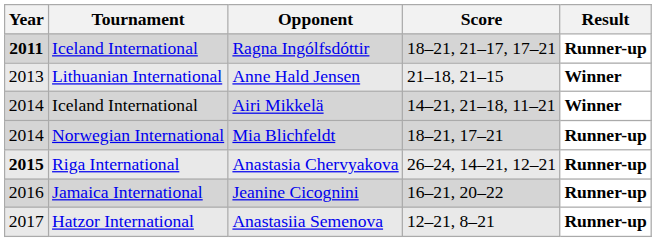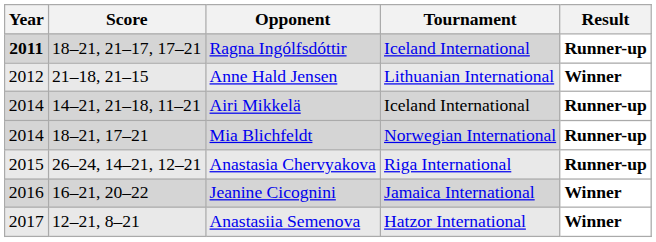columns swapped: (138, 19) <-> (482, 19)
(26, 77) 2013 -> (26, 77) 2012
(593, 106) Winner -> (606, 106) Runner-up
(26, 164) bold -> (26, 164) normal
(606, 193) Runner-up -> (593, 193) Winner
(606, 222) Runner-up -> (593, 222) Winner
